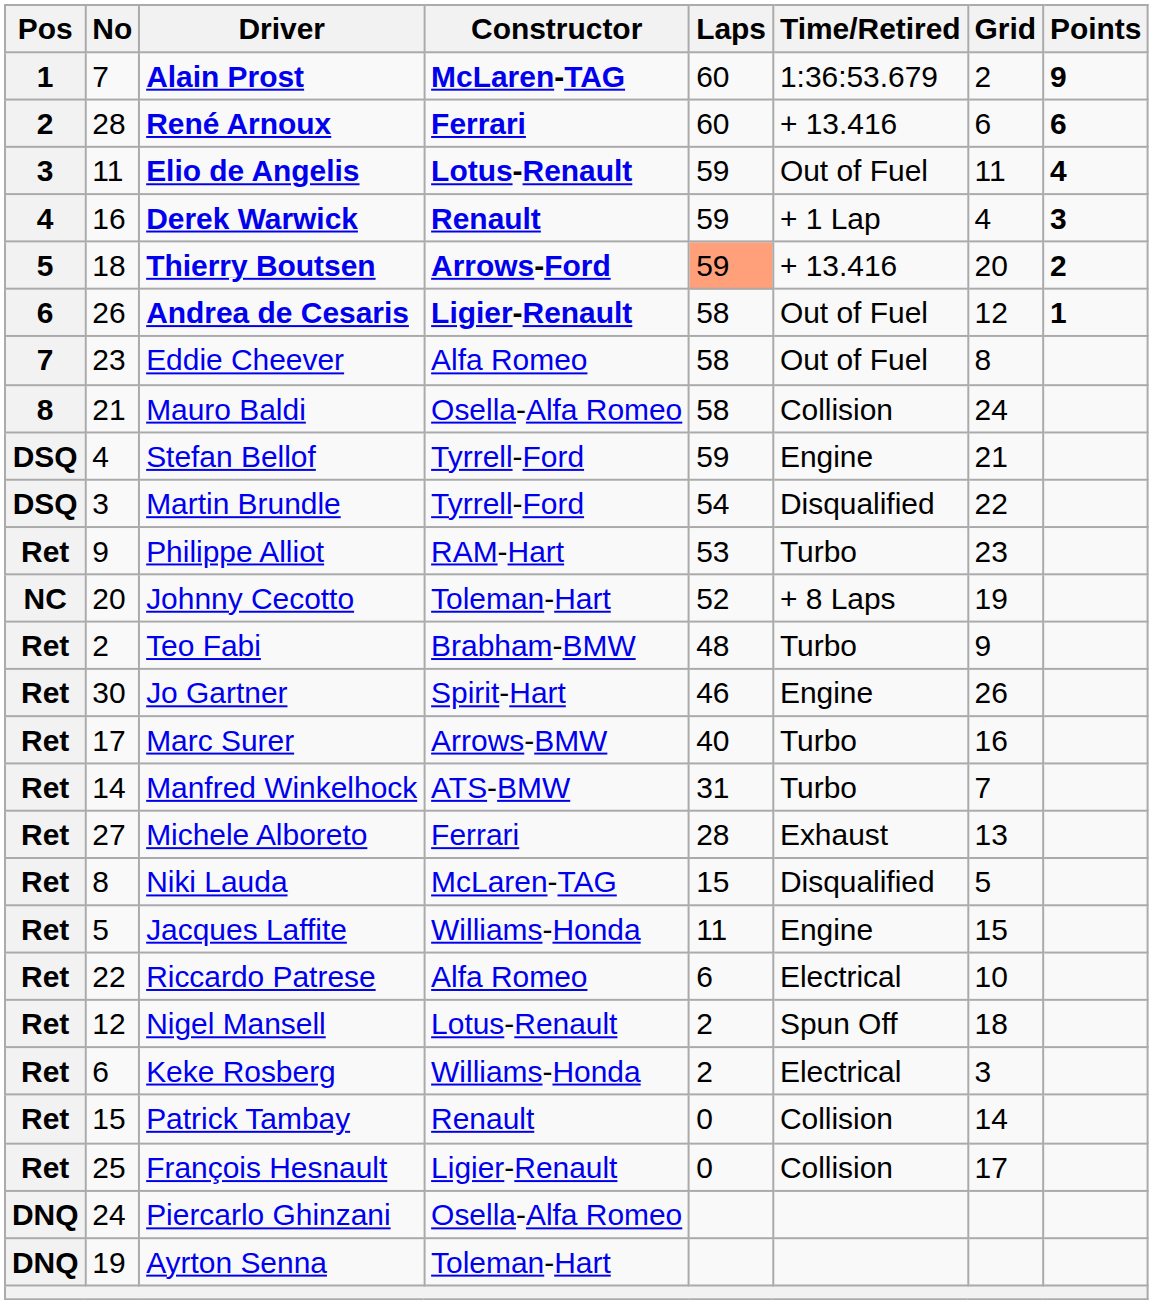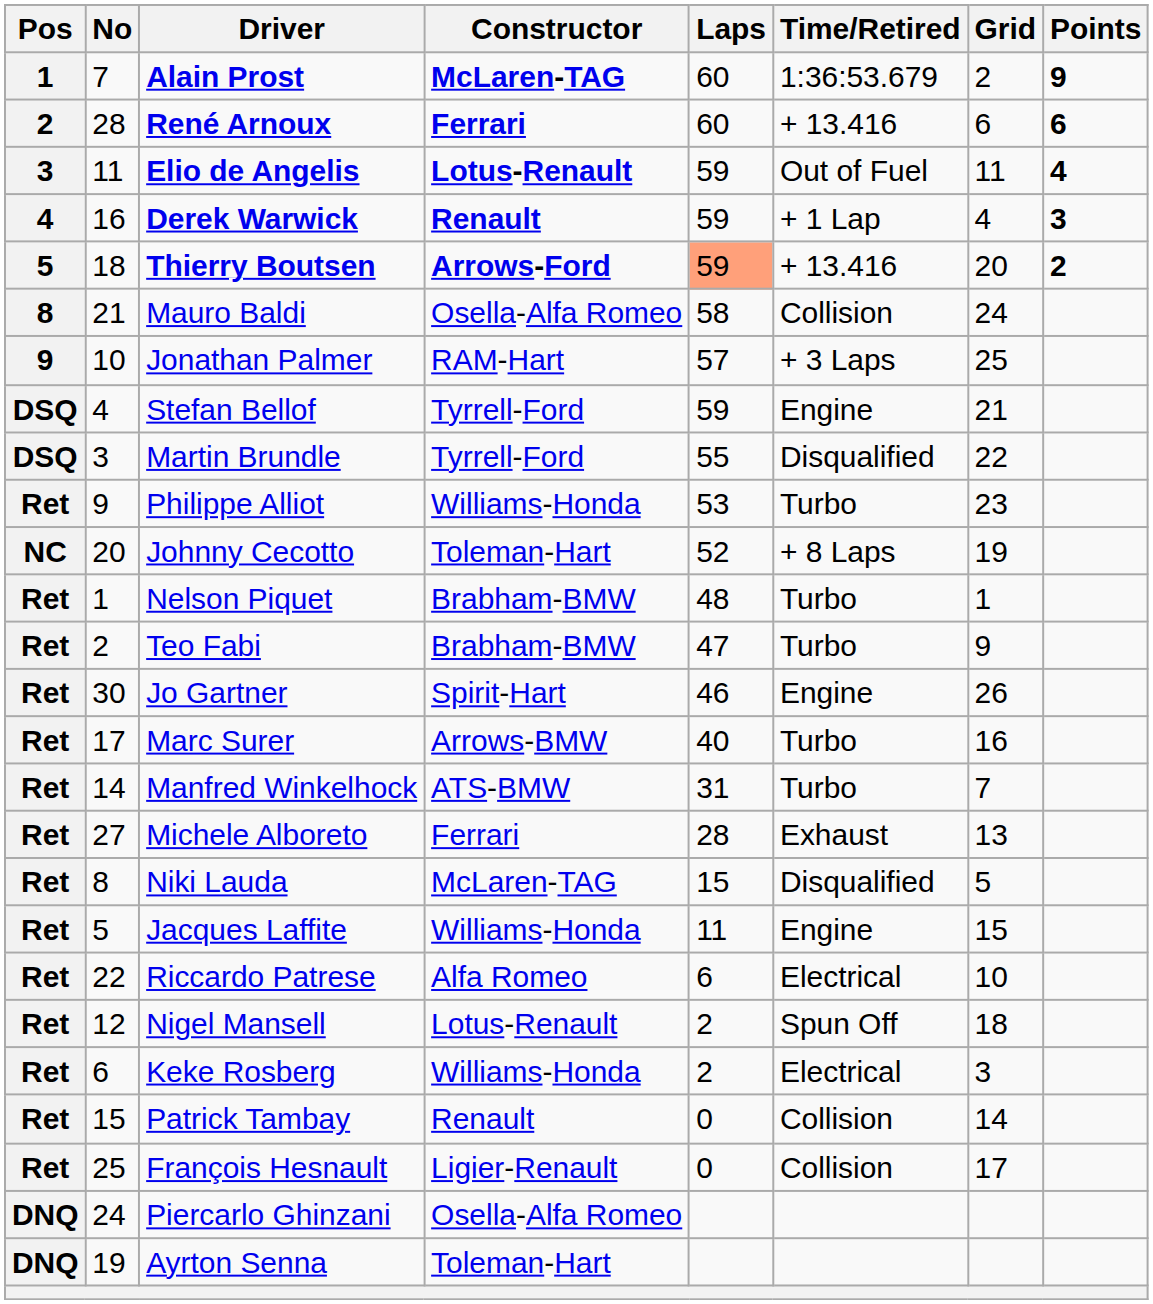- row: (278, 313)
- row: (245, 361)
+ row: (259, 361)
(713, 503) 54 -> (713, 456) 55
(498, 550) RAM-Hart -> (536, 503) Williams-Honda
+ row: (239, 598)
(713, 645) 48 -> (713, 645) 47
